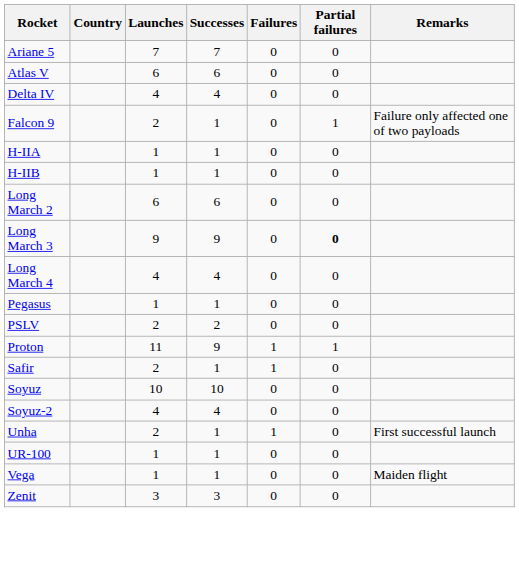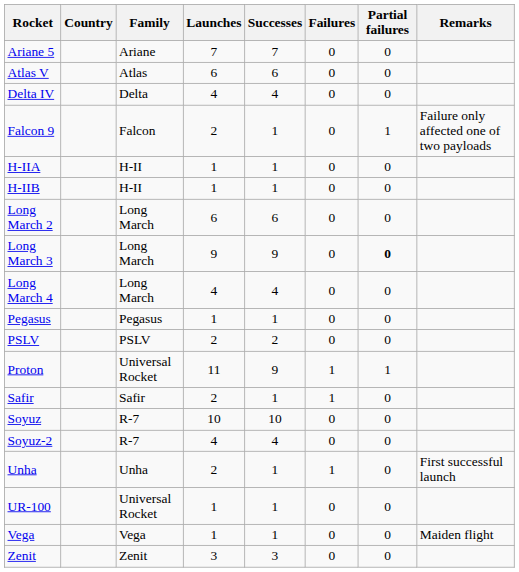+ column: (149, 22)
